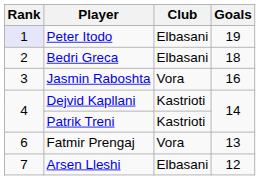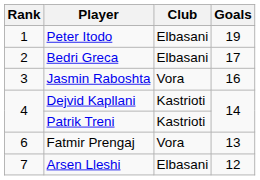(24, 36) lavender background -> (24, 36) no background
(233, 57) 18 -> (233, 57) 17
